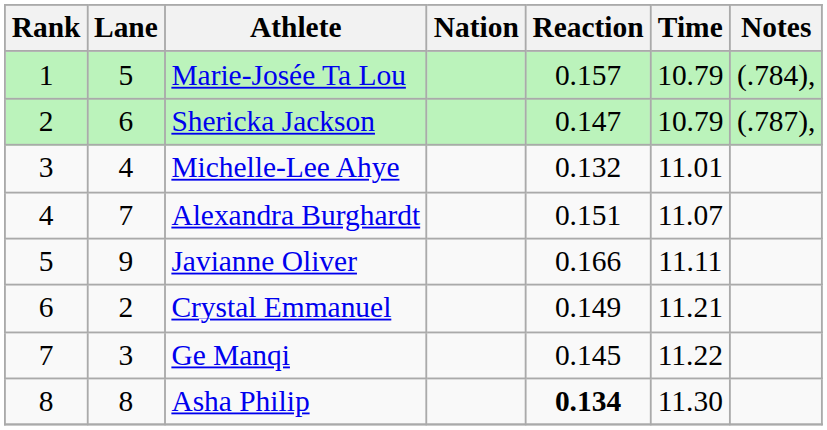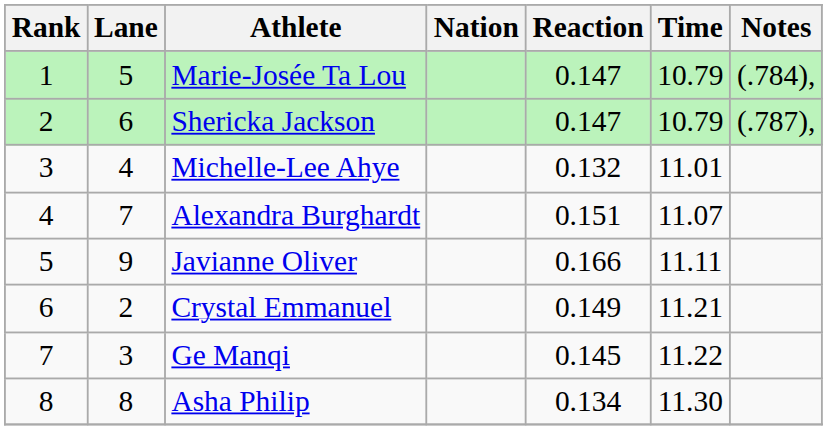(588, 74) 0.157 -> (588, 74) 0.147
(588, 401) bold -> (588, 401) normal
